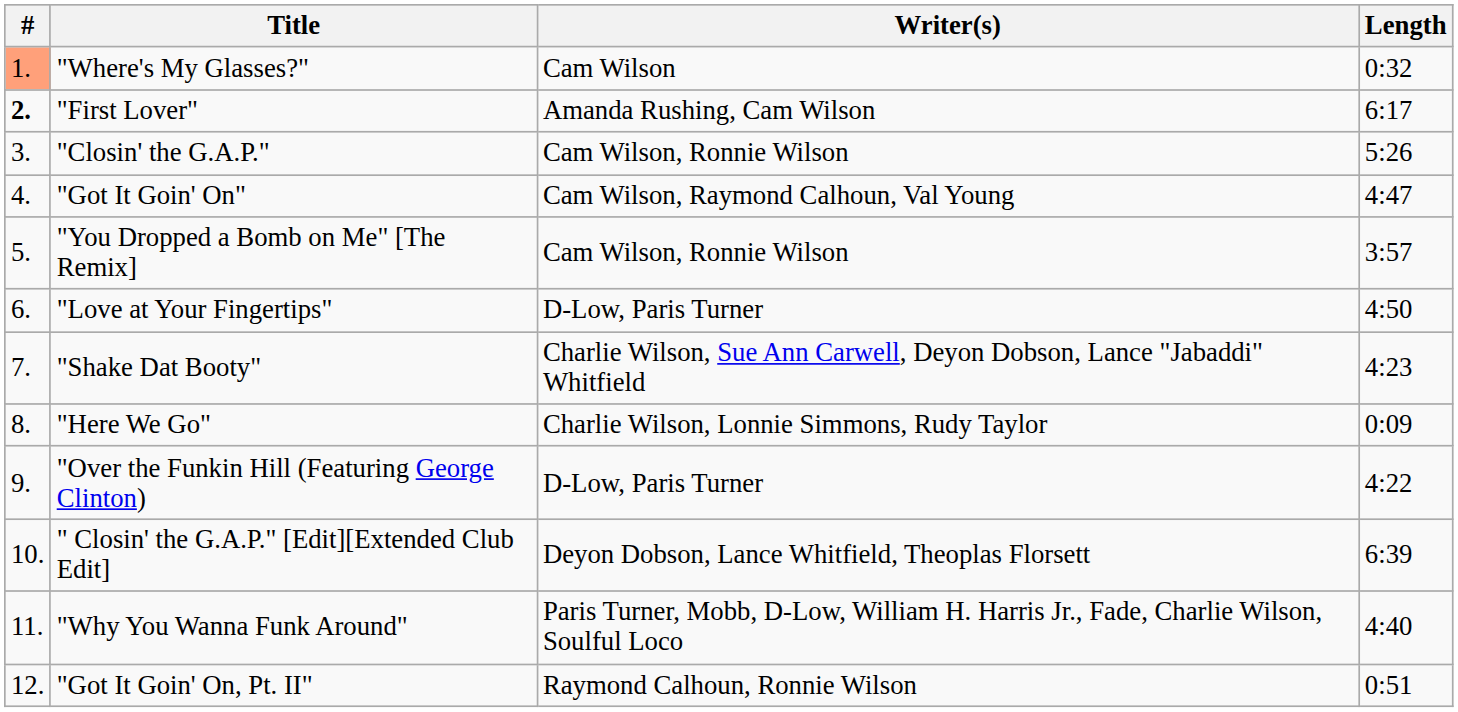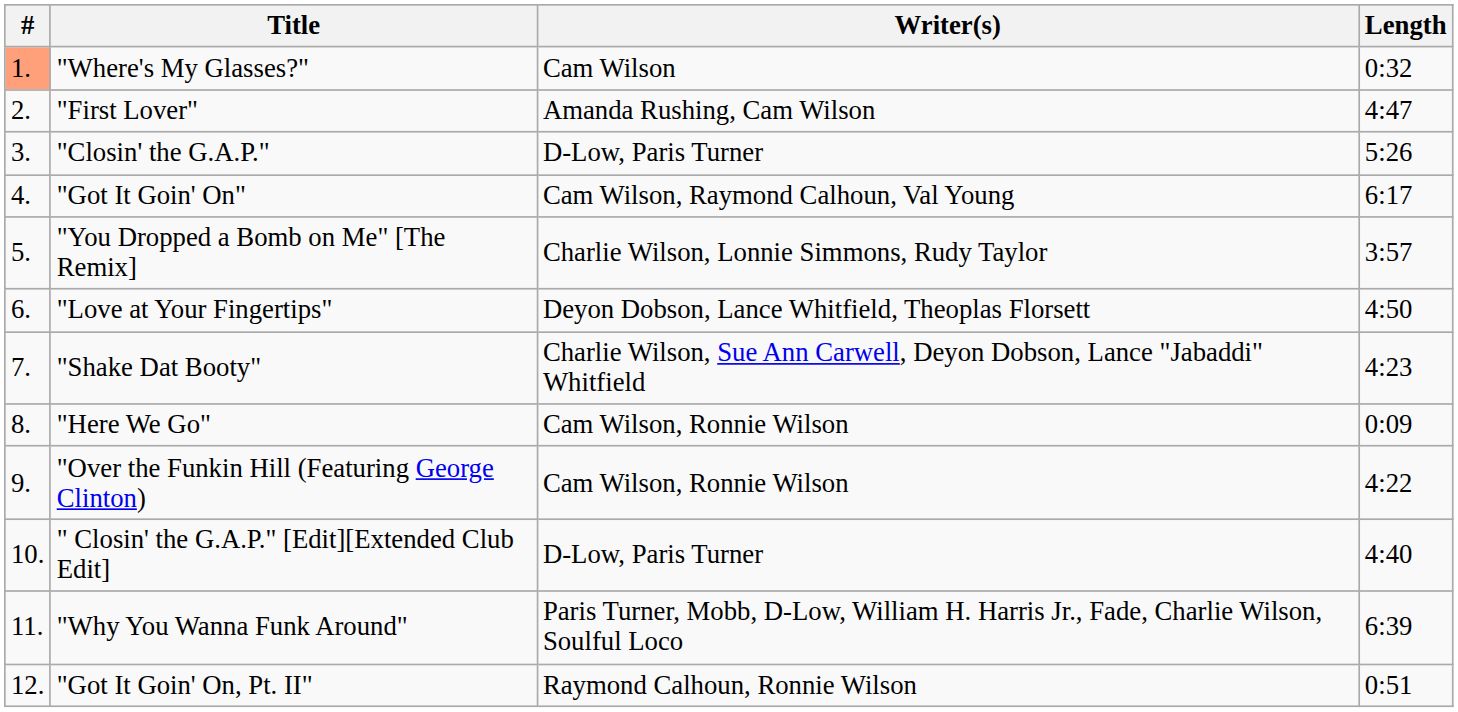(21, 110) bold -> (21, 110) normal
(1389, 110) 6:17 -> (1389, 110) 4:47
(696, 152) Cam Wilson, Ronnie Wilson -> (653, 152) D-Low, Paris Turner
(1389, 195) 4:47 -> (1389, 195) 6:17
(696, 252) Cam Wilson, Ronnie Wilson -> (795, 252) Charlie Wilson, Lonnie Simmons, Rudy Taylor
(653, 310) D-Low, Paris Turner -> (817, 310) Deyon Dobson, Lance Whitfield, Theoplas Florsett
(795, 424) Charlie Wilson, Lonnie Simmons, Rudy Taylor -> (696, 424) Cam Wilson, Ronnie Wilson
(653, 482) D-Low, Paris Turner -> (696, 482) Cam Wilson, Ronnie Wilson
(817, 554) Deyon Dobson, Lance Whitfield, Theoplas Florsett -> (653, 554) D-Low, Paris Turner
(1389, 554) 6:39 -> (1389, 554) 4:40
(1389, 627) 4:40 -> (1389, 627) 6:39
